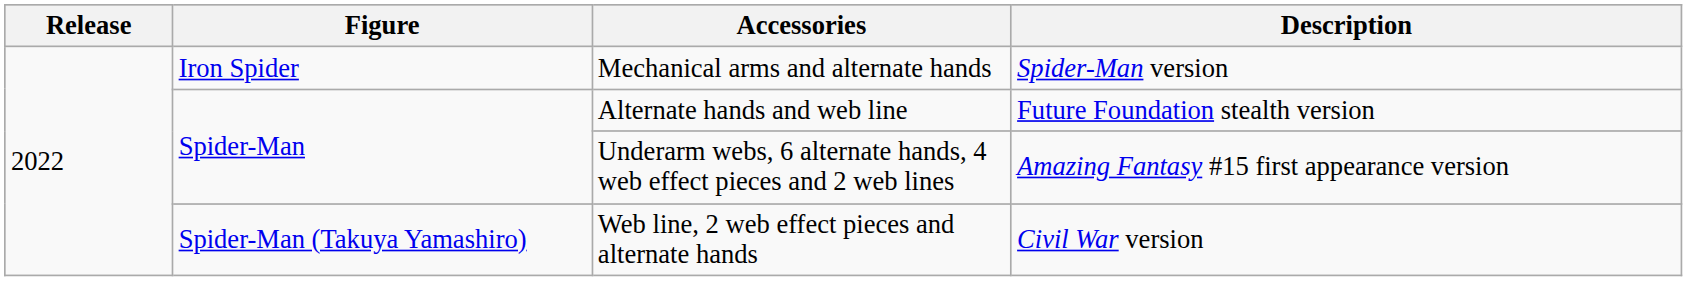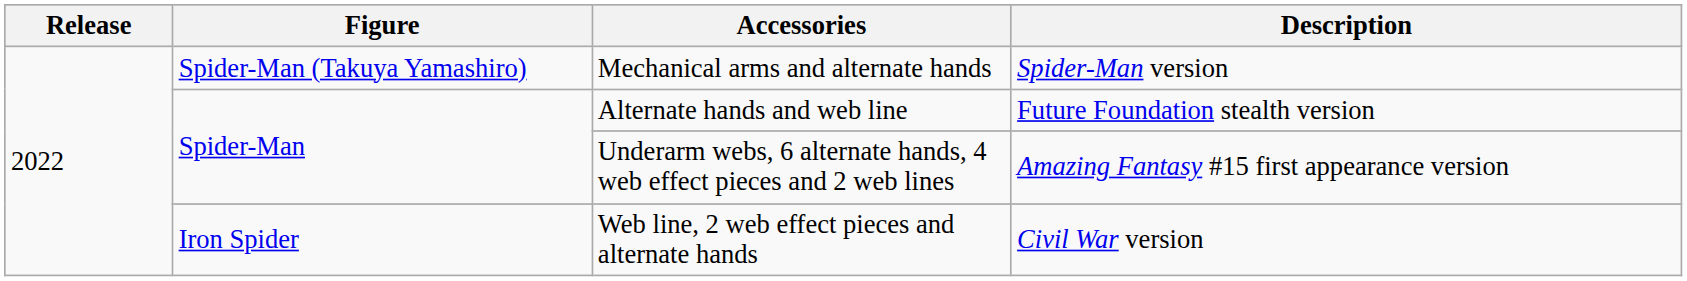(239, 67) Iron Spider -> (353, 67) Spider-Man (Takuya Yamashiro)
(353, 238) Spider-Man (Takuya Yamashiro) -> (239, 238) Iron Spider
